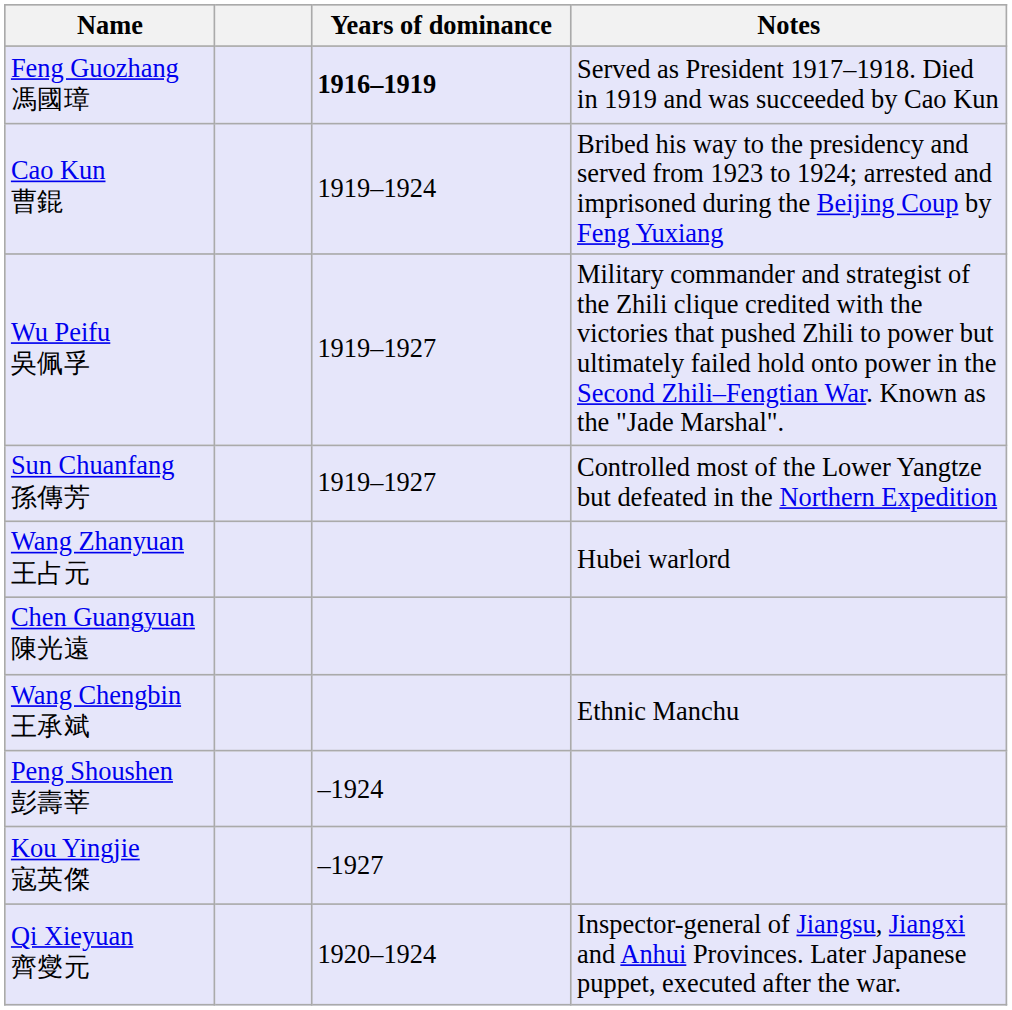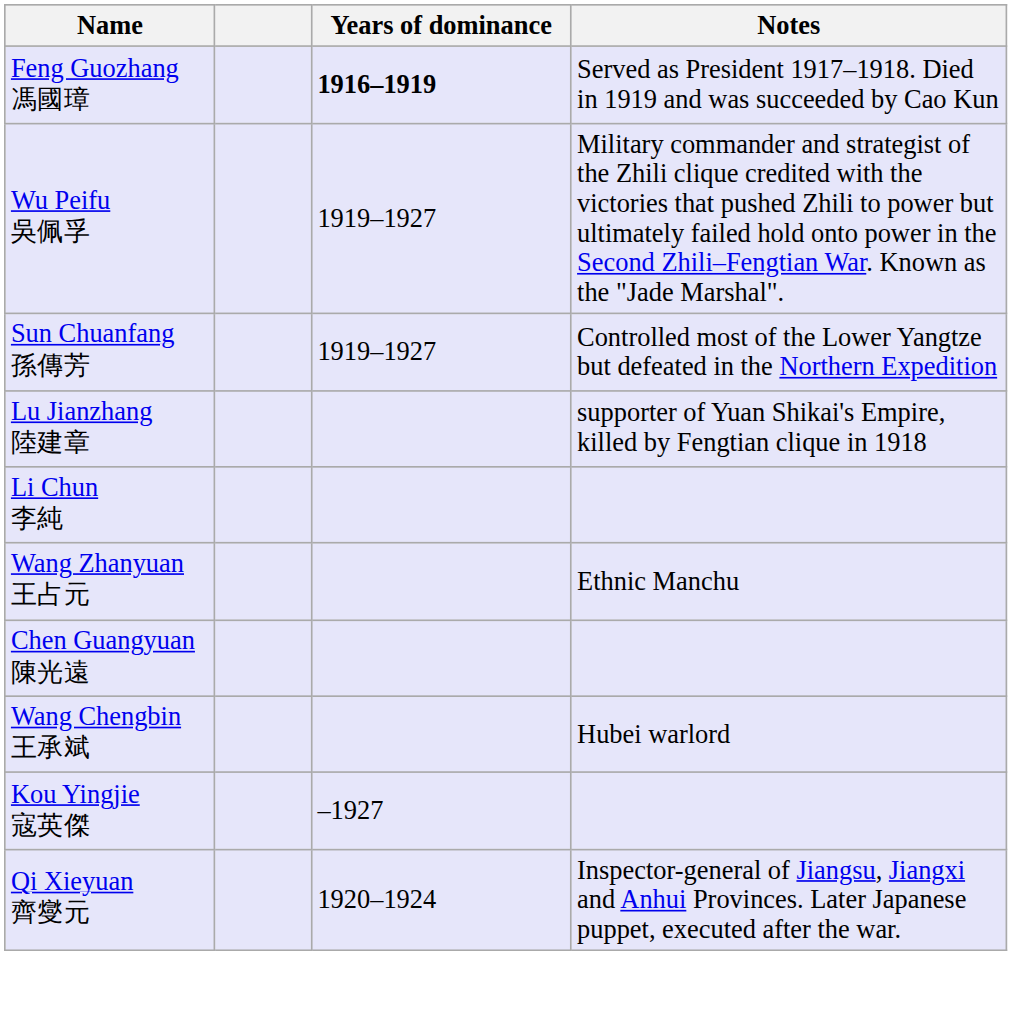- row: (58, 186)
+ row: (82, 426)
+ row: (55, 502)
(654, 559) Hubei warlord -> (658, 581) Ethnic Manchu
(658, 712) Ethnic Manchu -> (654, 734) Hubei warlord
- row: (92, 786)
